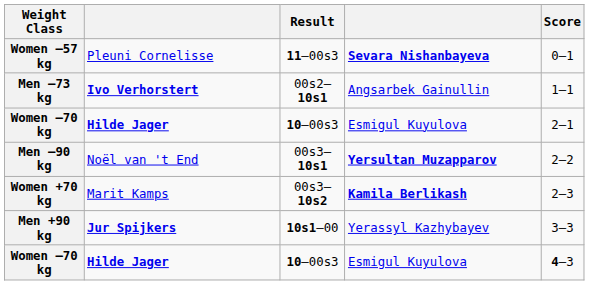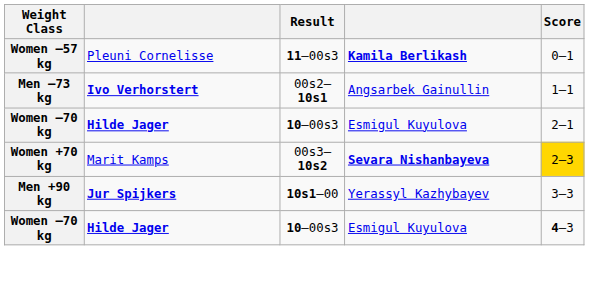(419, 56) Sevara Nishanbayeva -> (407, 56) Kamila Berlikash
- row: (44, 159)
(407, 194) Kamila Berlikash -> (419, 159) Sevara Nishanbayeva
(562, 194) no background -> (562, 159) gold background
